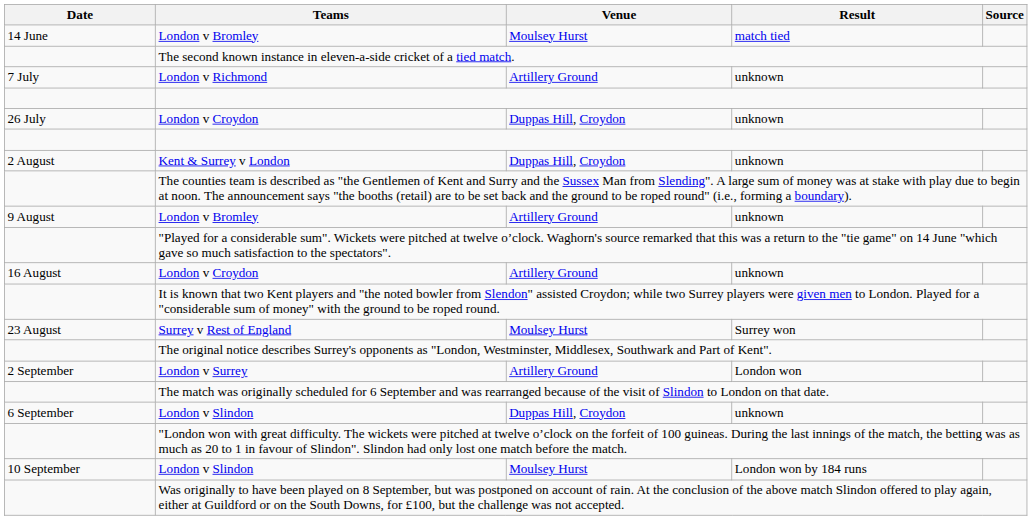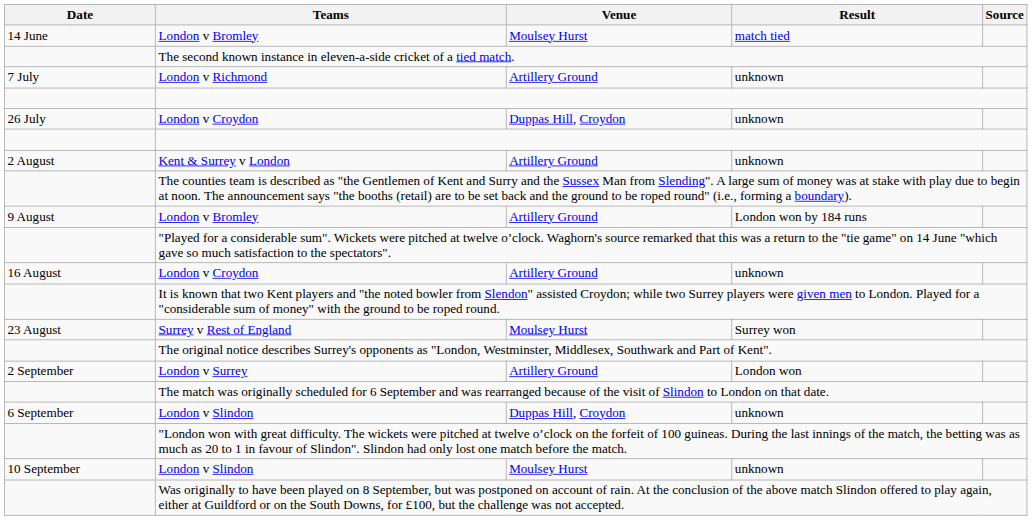(567, 160) Duppas Hill, Croydon -> (553, 160) Artillery Ground
(759, 216) unknown -> (801, 216) London won by 184 runs
(801, 469) London won by 184 runs -> (759, 469) unknown
